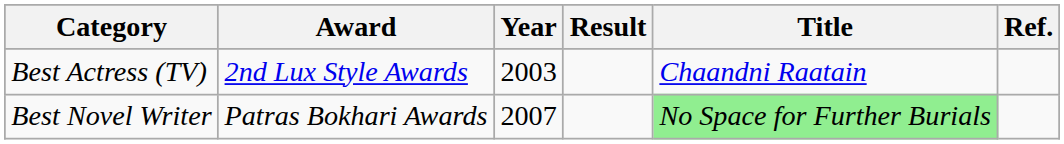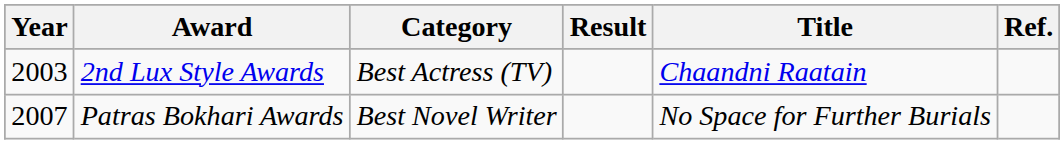columns swapped: (529, 26) <-> (111, 26)
(825, 116) lightgreen background -> (825, 116) no background
